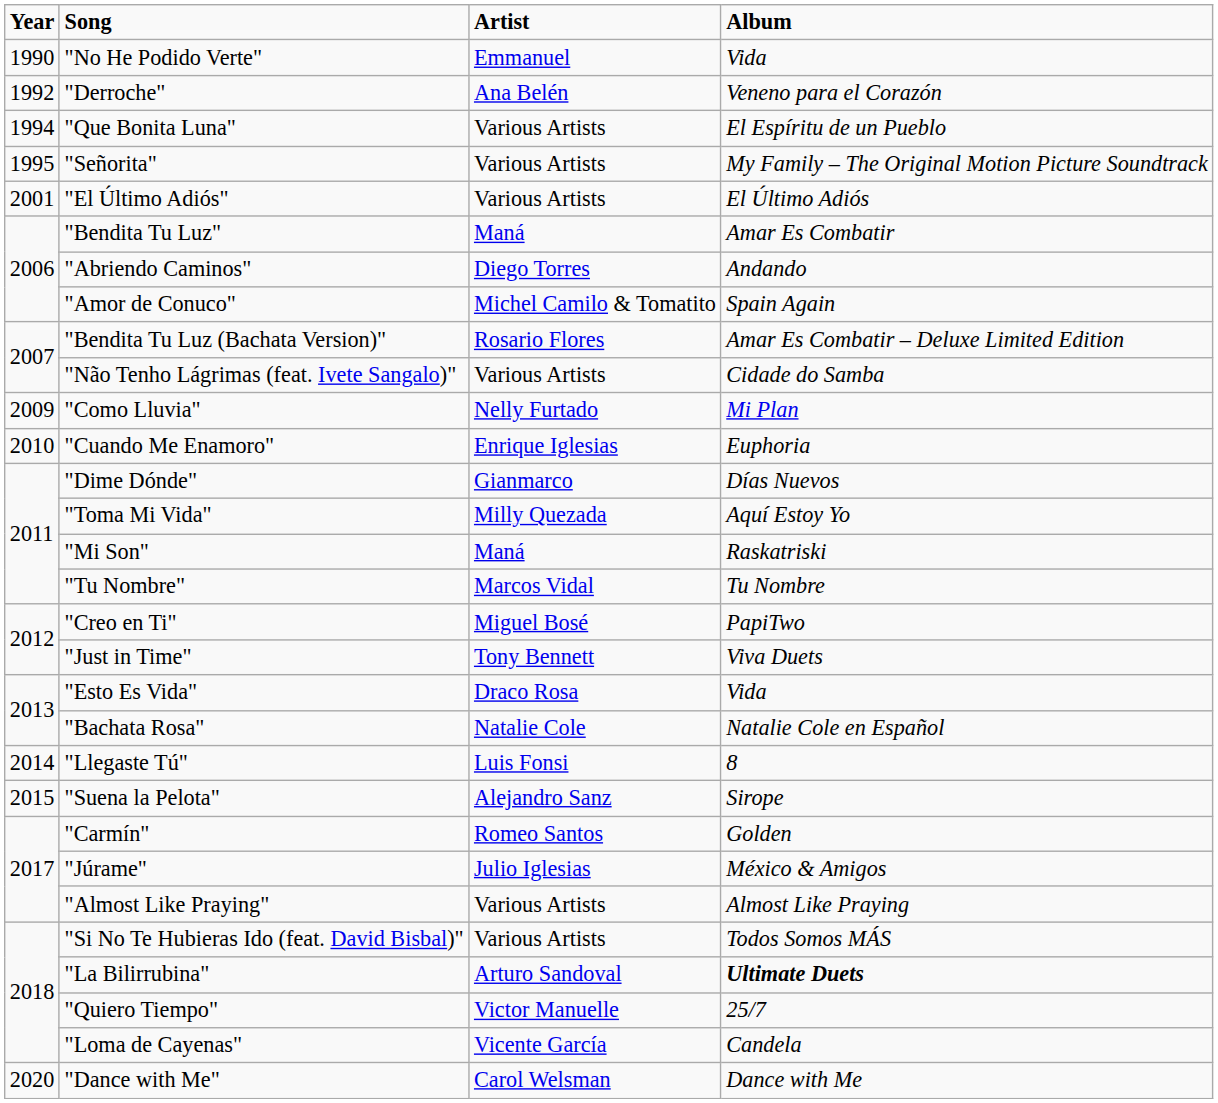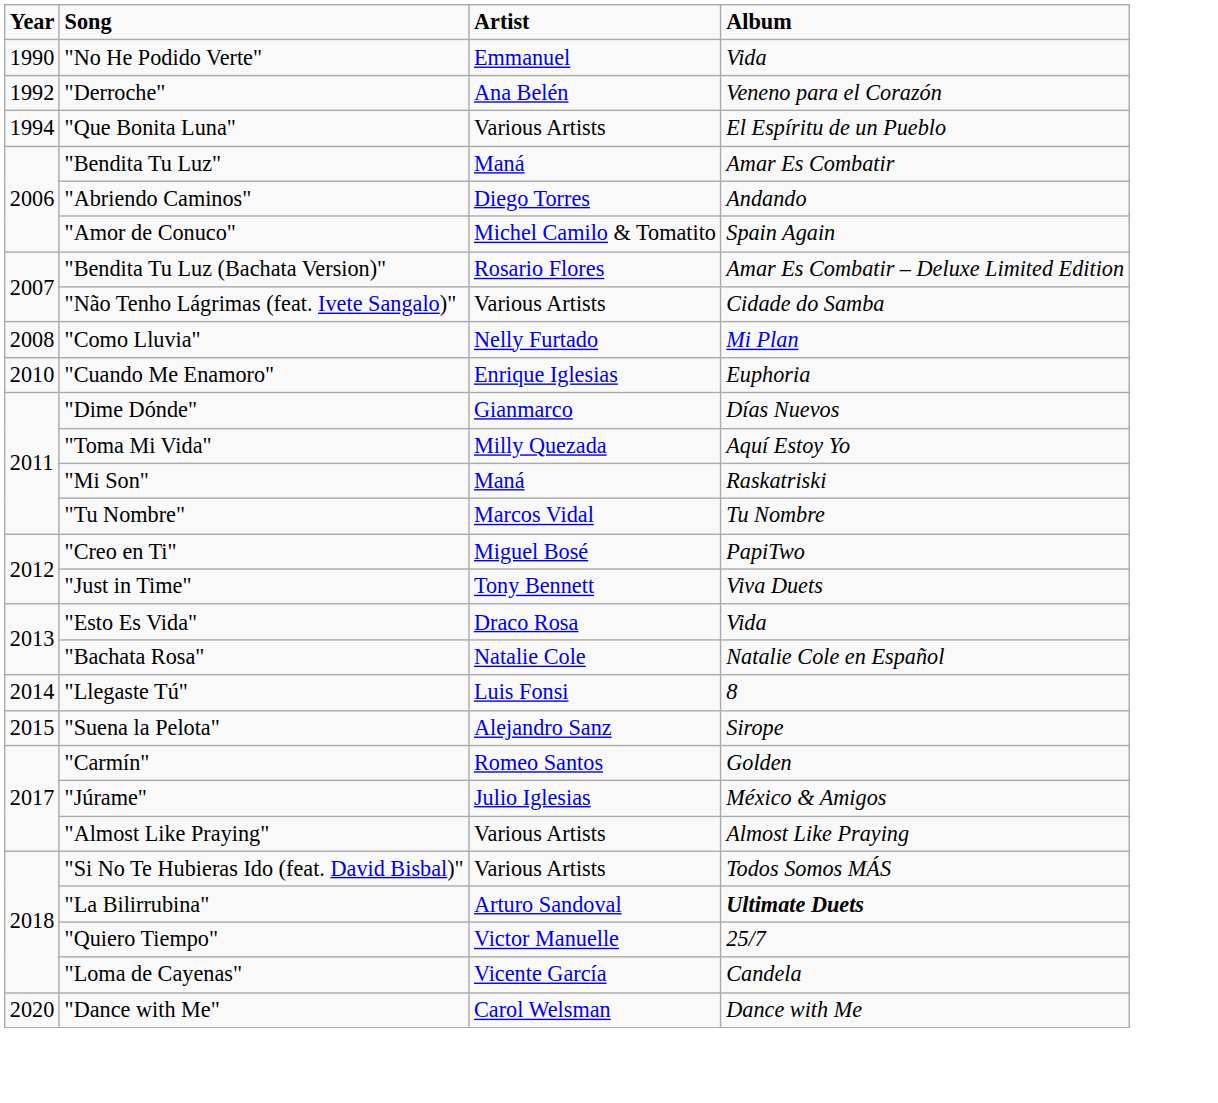- row: (111, 163)
- row: (147, 198)
(32, 410) 2009 -> (32, 339) 2008
